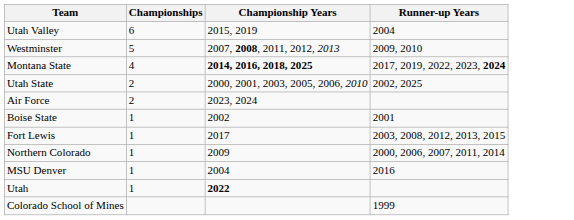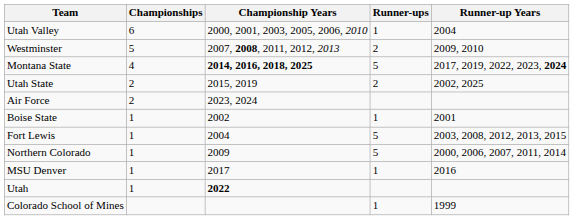+ column: (401, 13)
(232, 30) 2015, 2019 -> (288, 30) 2000, 2001, 2003, 2005, 2006, 2010
(288, 83) 2000, 2001, 2003, 2005, 2006, 2010 -> (232, 83) 2015, 2019
(219, 135) 2017 -> (219, 135) 2004
(219, 170) 2004 -> (219, 170) 2017
